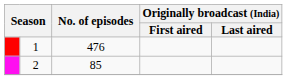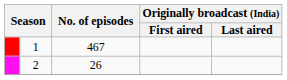(96, 46) 476 -> (96, 46) 467
(96, 65) 85 -> (96, 65) 26
